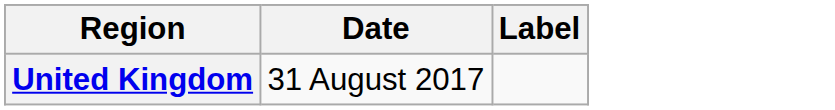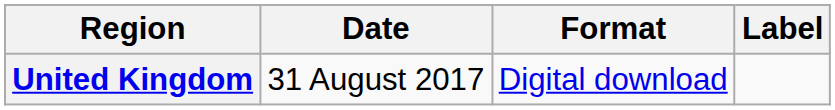+ column: (613, 29)
